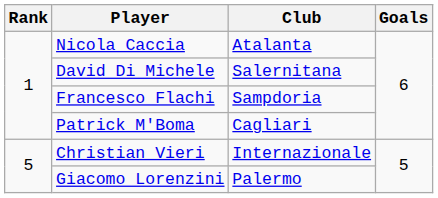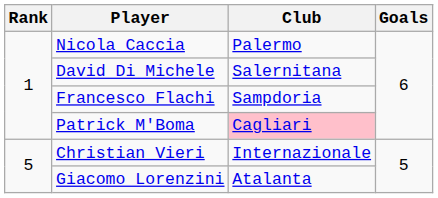(272, 45) Atalanta -> (267, 45) Palermo
(272, 126) no background -> (272, 126) pink background
(267, 180) Palermo -> (272, 180) Atalanta
